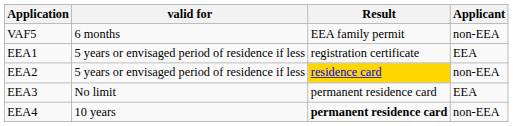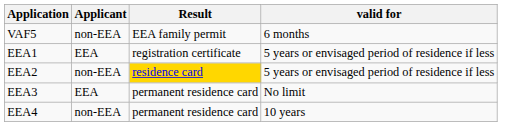columns swapped: (479, 14) <-> (190, 14)
(379, 111) bold -> (195, 111) normal
